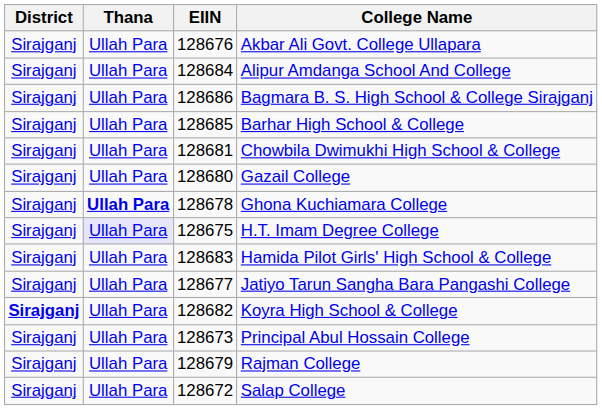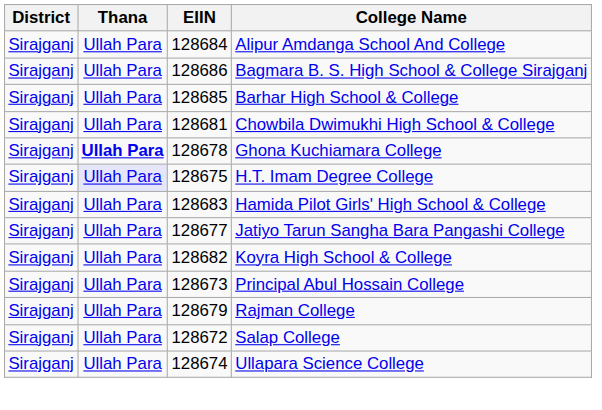- row: (361, 44)
- row: (295, 177)
(44, 310) bold -> (41, 257) normal
+ row: (330, 364)
